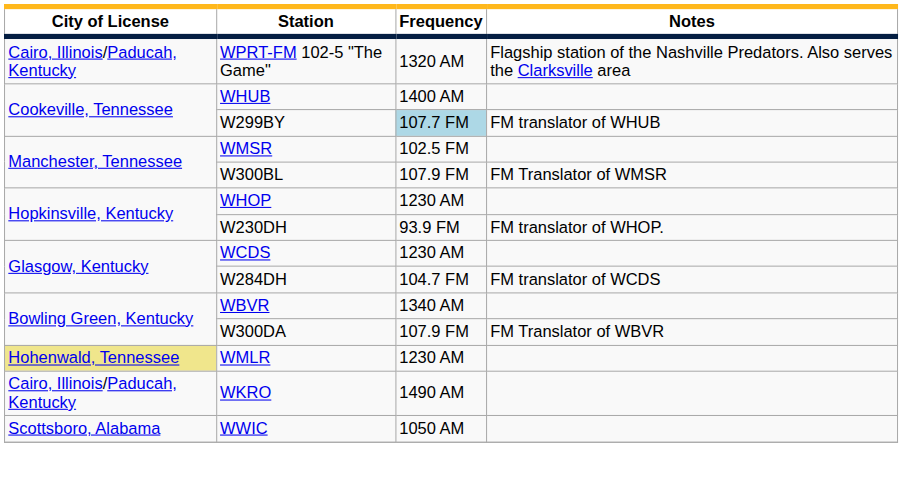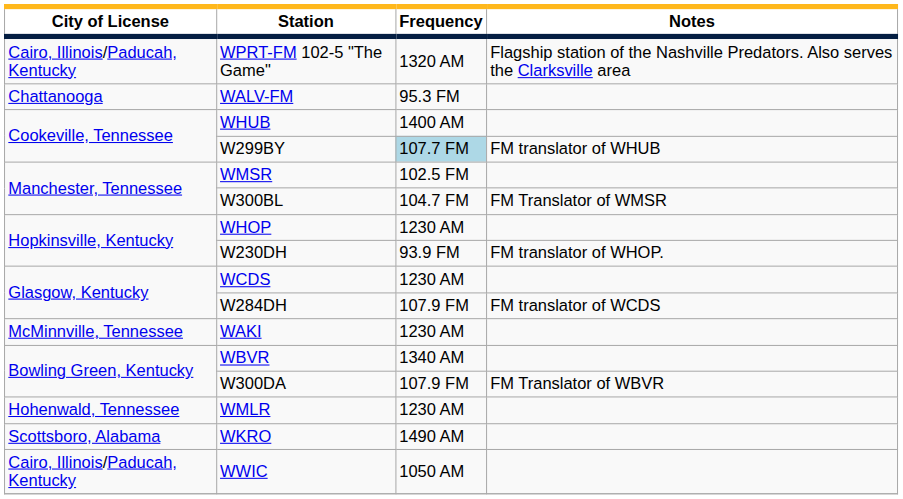+ row: (257, 96)
(434, 175) 107.9 FM -> (434, 201) 104.7 FM
(434, 279) 104.7 FM -> (434, 305) 107.9 FM
+ row: (241, 331)
(94, 357) khaki background -> (94, 410) no background
(93, 393) Cairo, Illinois/Paducah, Kentucky -> (84, 436) Scottsboro, Alabama
(84, 428) Scottsboro, Alabama -> (93, 471) Cairo, Illinois/Paducah, Kentucky
